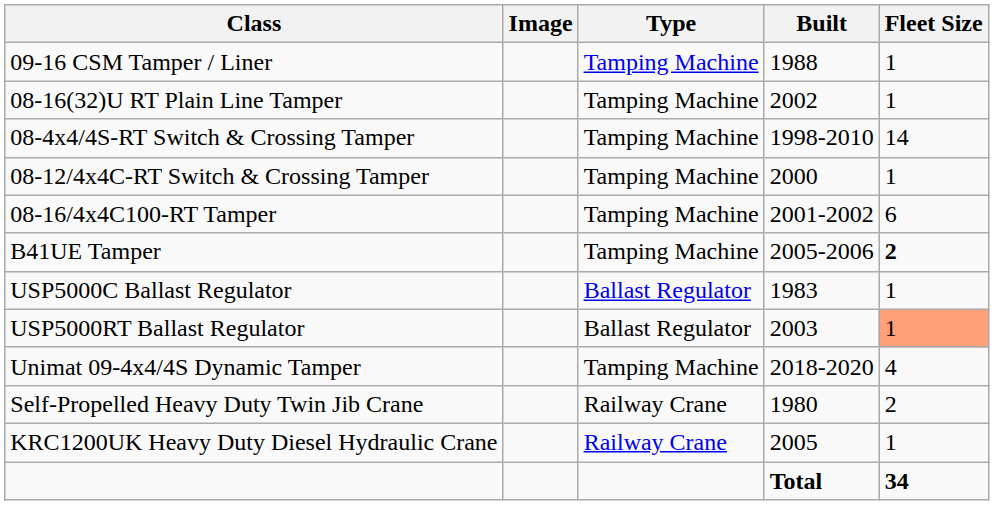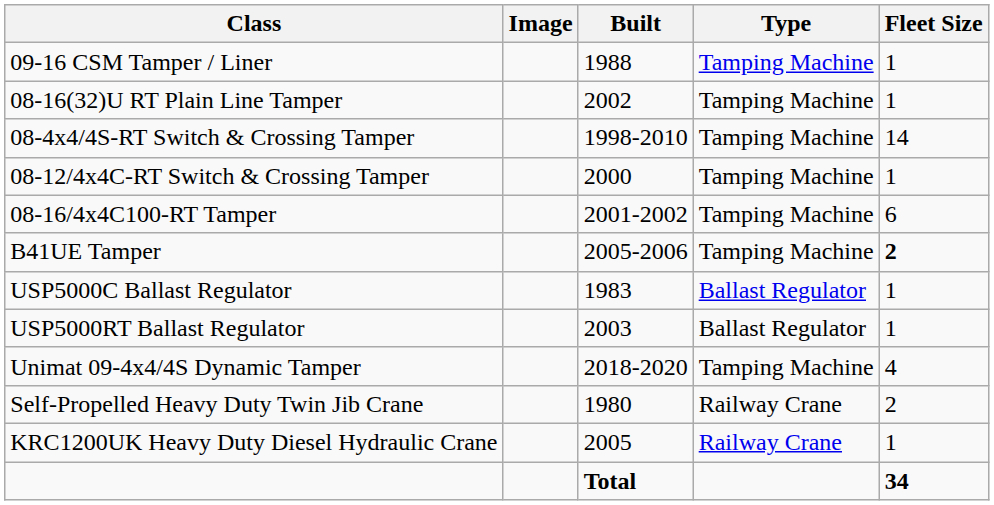columns swapped: (671, 23) <-> (822, 23)
(891, 328) lightsalmon background -> (891, 328) no background
